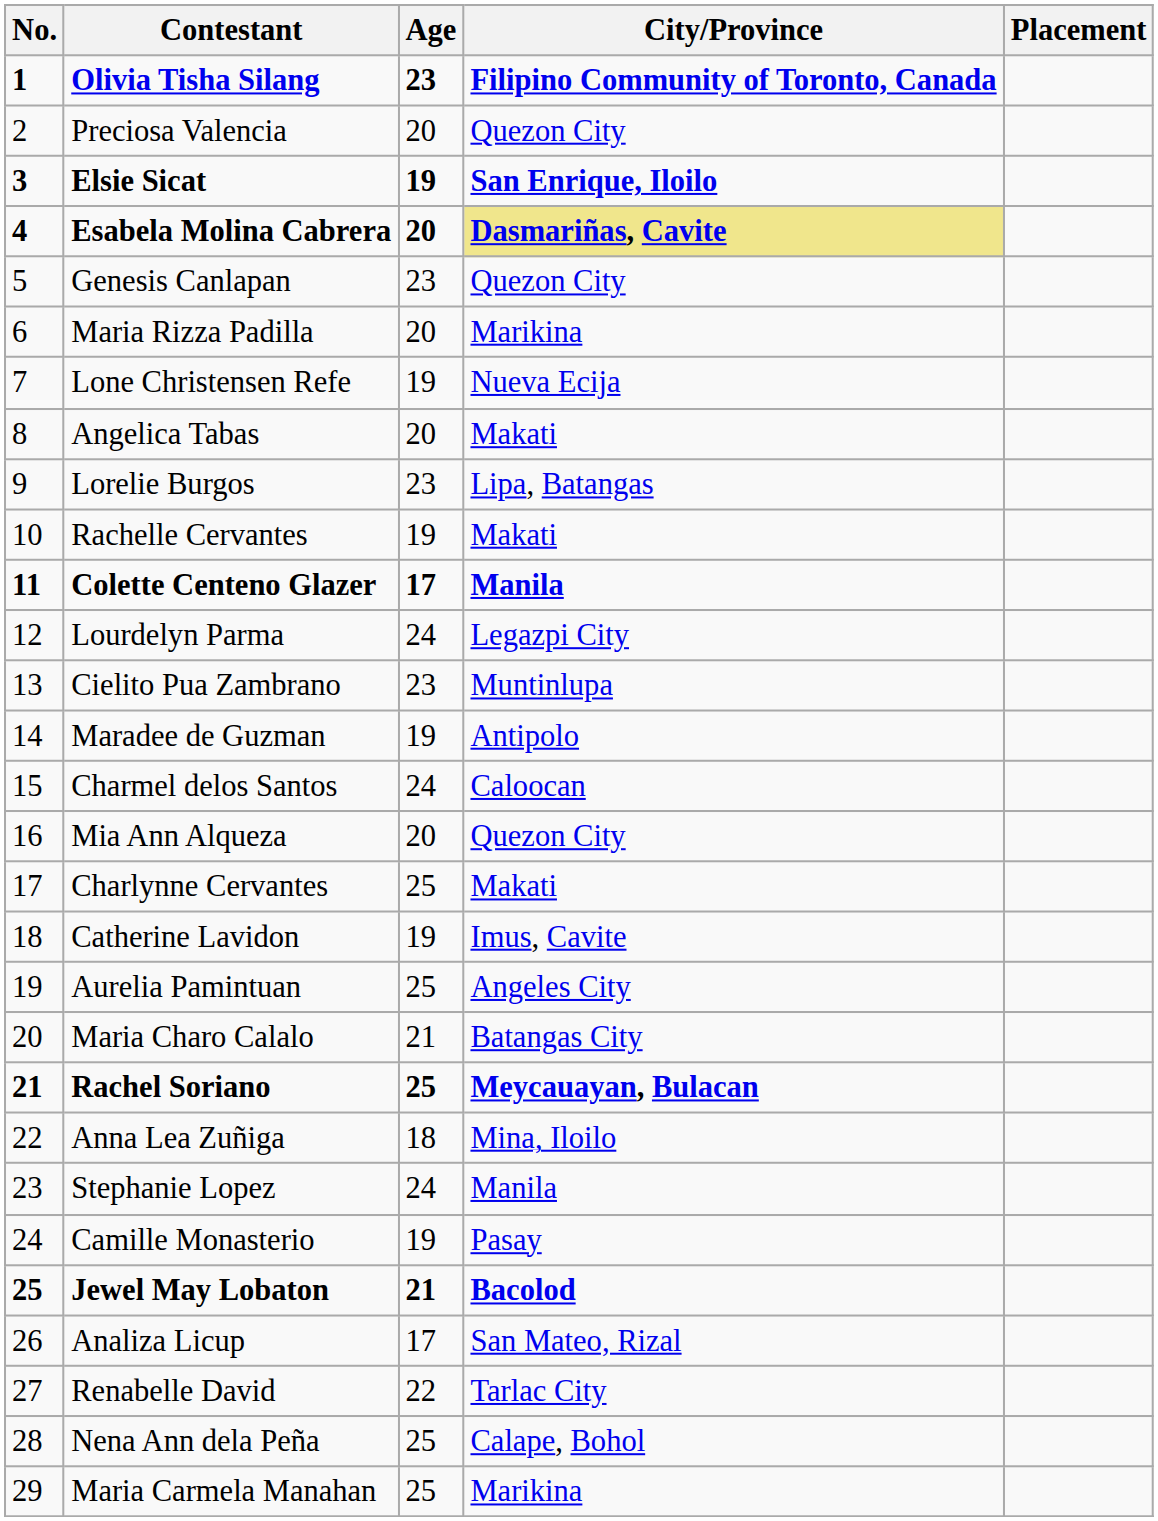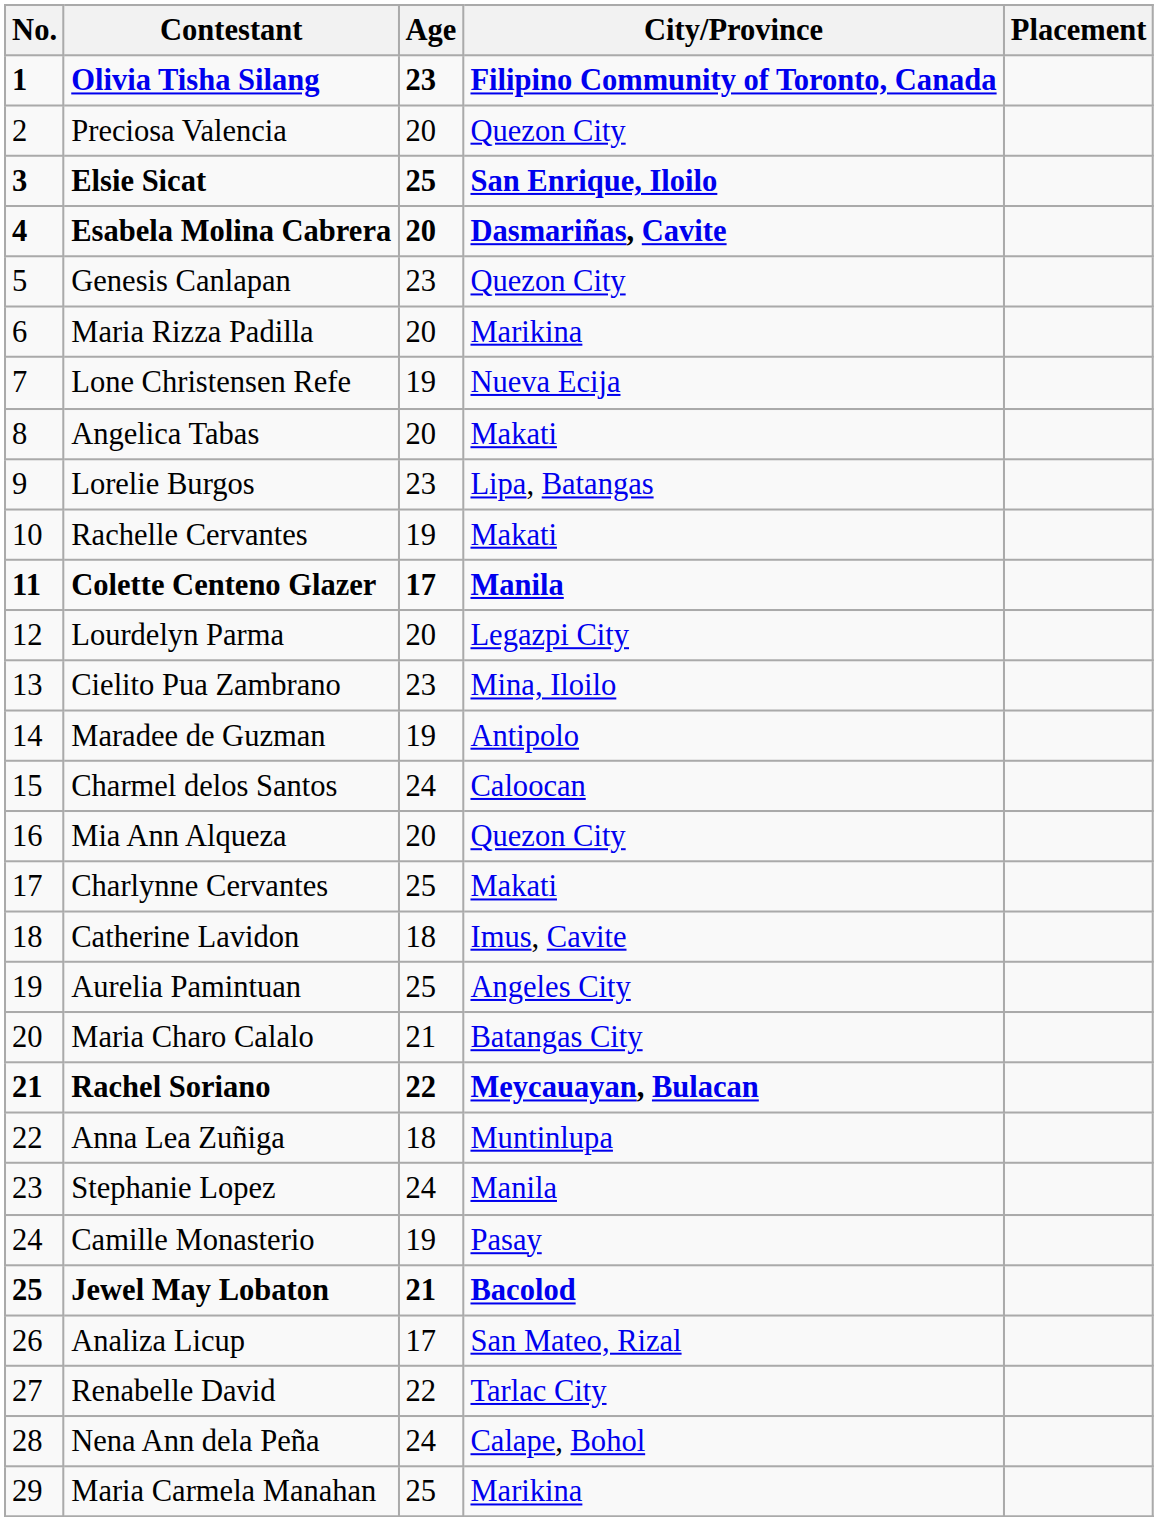(421, 181) 19 -> (421, 181) 25
(599, 231) khaki background -> (599, 231) no background
(421, 634) 24 -> (421, 634) 20
(542, 684) Muntinlupa -> (543, 684) Mina, Iloilo
(421, 936) 19 -> (421, 936) 18
(421, 1087) 25 -> (421, 1087) 22
(543, 1138) Mina, Iloilo -> (542, 1138) Muntinlupa
(421, 1440) 25 -> (421, 1440) 24
